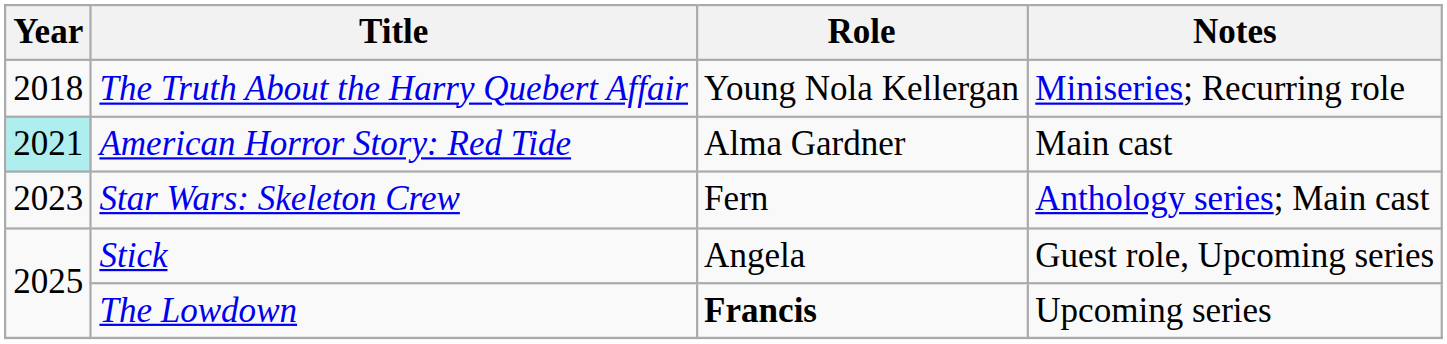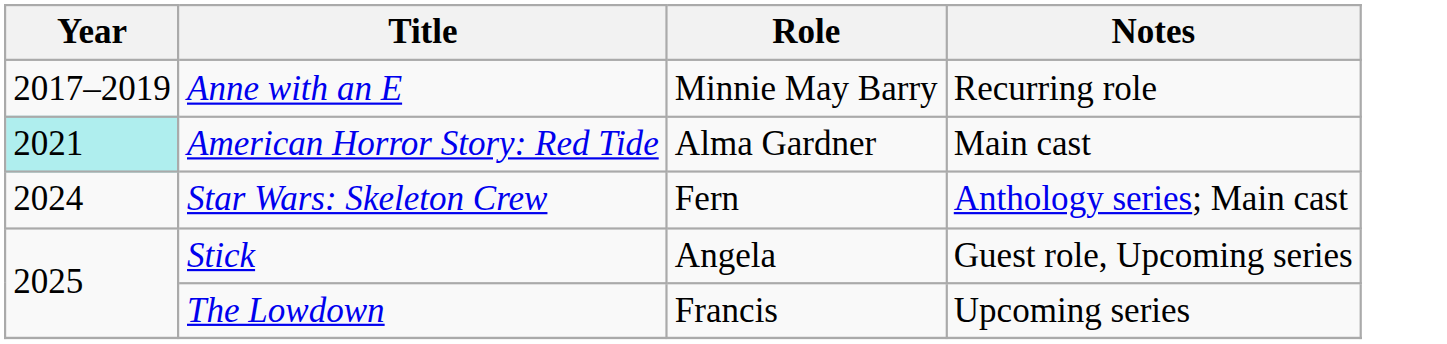+ row: (295, 87)
- row: (394, 87)
(48, 198) 2023 -> (48, 198) 2024
(761, 310) bold -> (726, 310) normal
